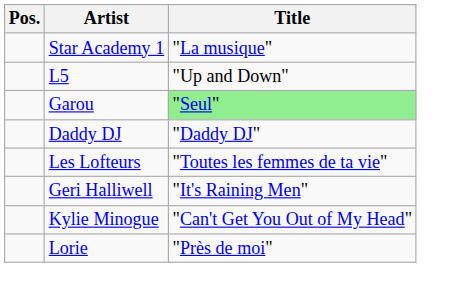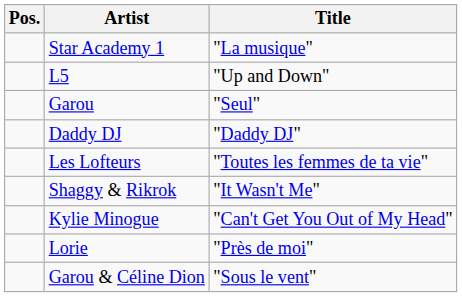(196, 104) lightgreen background -> (237, 104) no background
- row: (101, 190)
+ row: (112, 190)
+ row: (127, 276)
